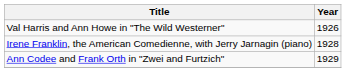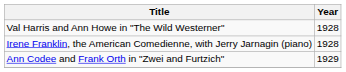(328, 28) 1926 -> (328, 28) 1928
